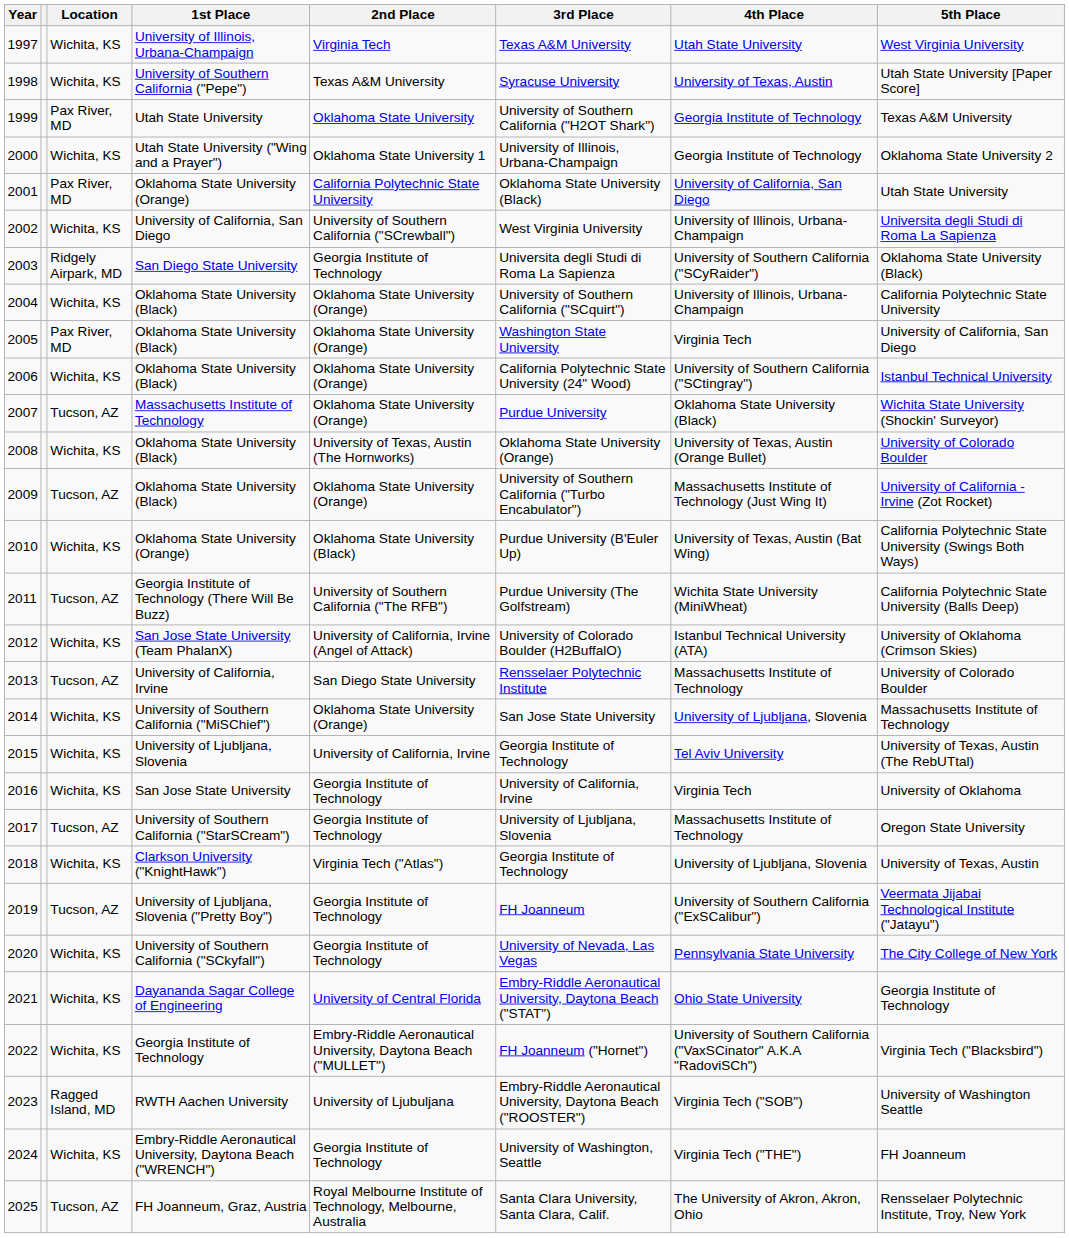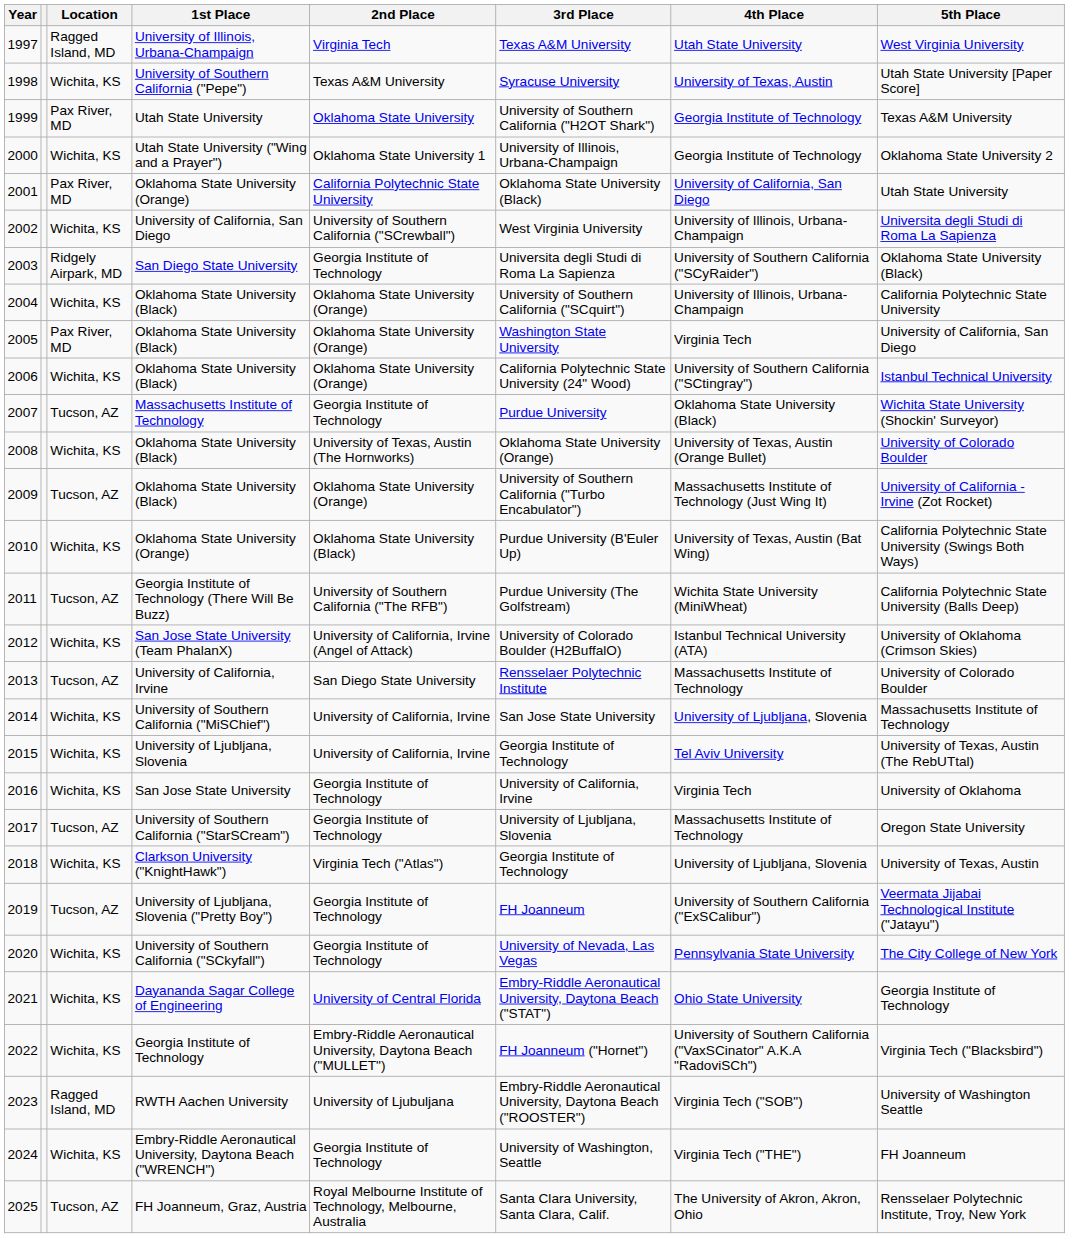(85, 44) Wichita, KS -> (83, 44) Ragged Island, MD
(394, 413) Oklahoma State University (Orange) -> (371, 413) Georgia Institute of Technology
(394, 717) Oklahoma State University (Orange) -> (402, 717) University of California, Irvine
